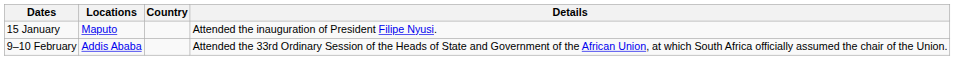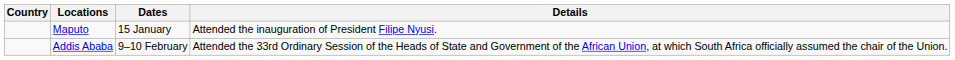columns swapped: (167, 13) <-> (42, 13)
